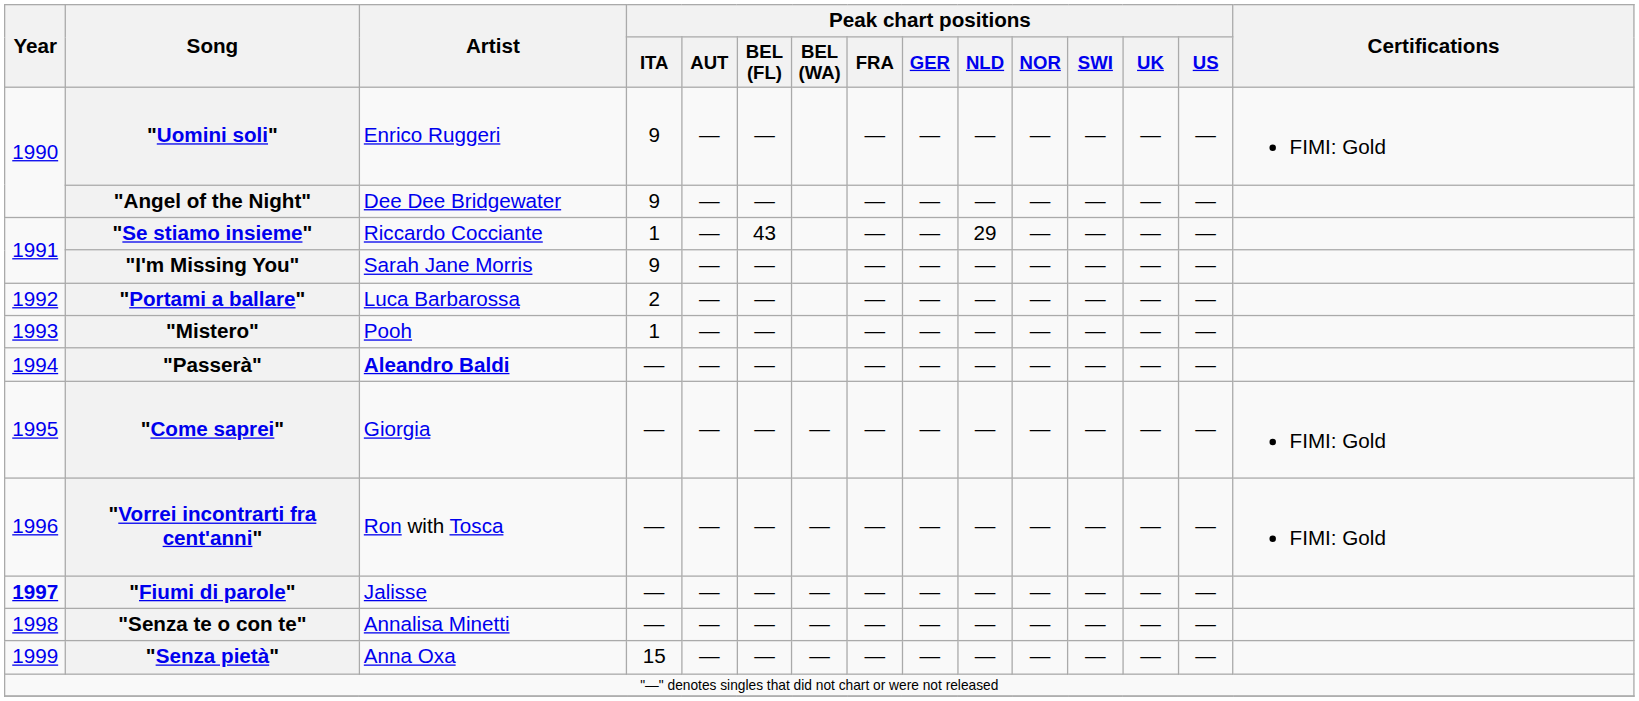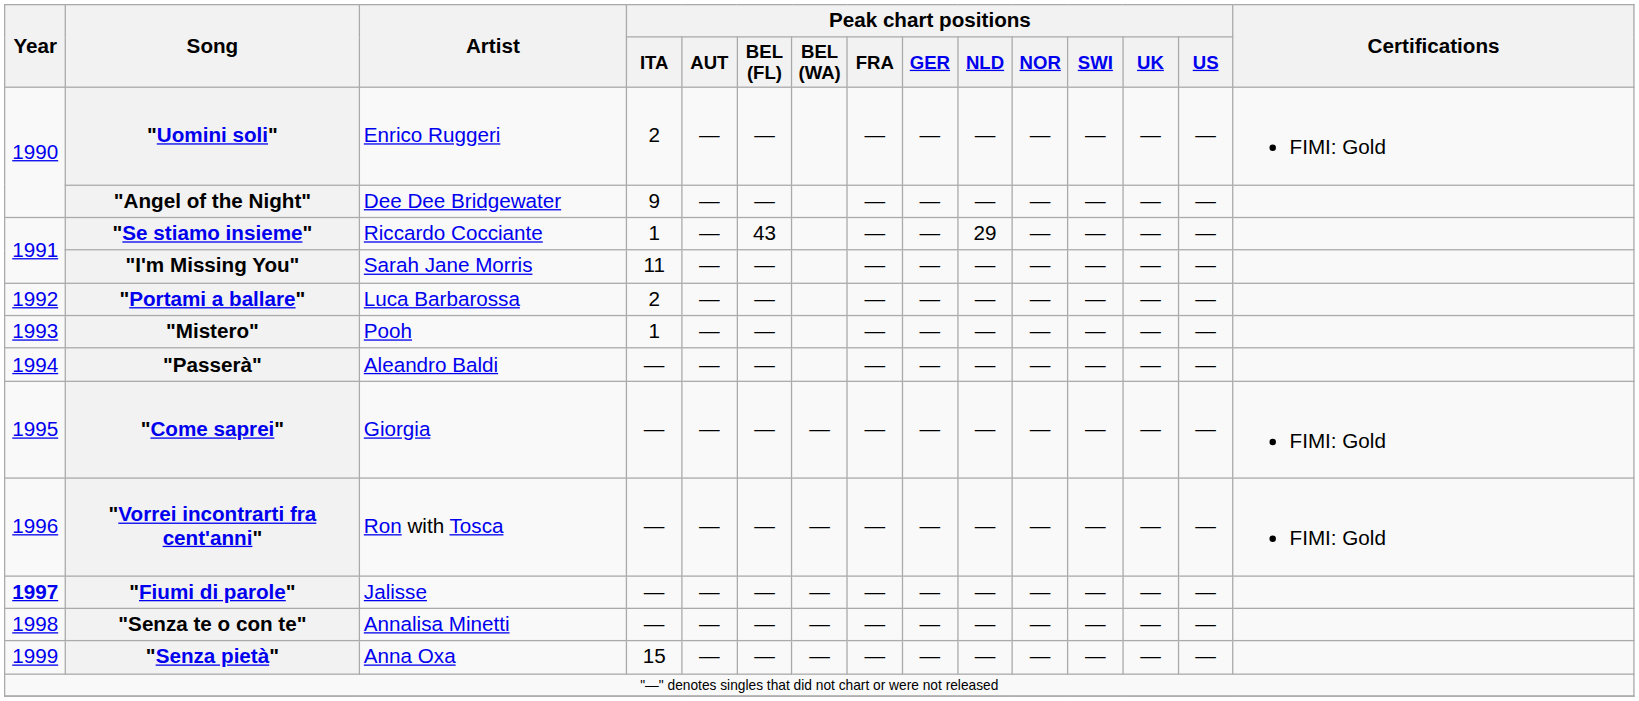(654, 135) 9 -> (654, 135) 2
(654, 266) 9 -> (654, 266) 11
(437, 364) bold -> (431, 364) normal
